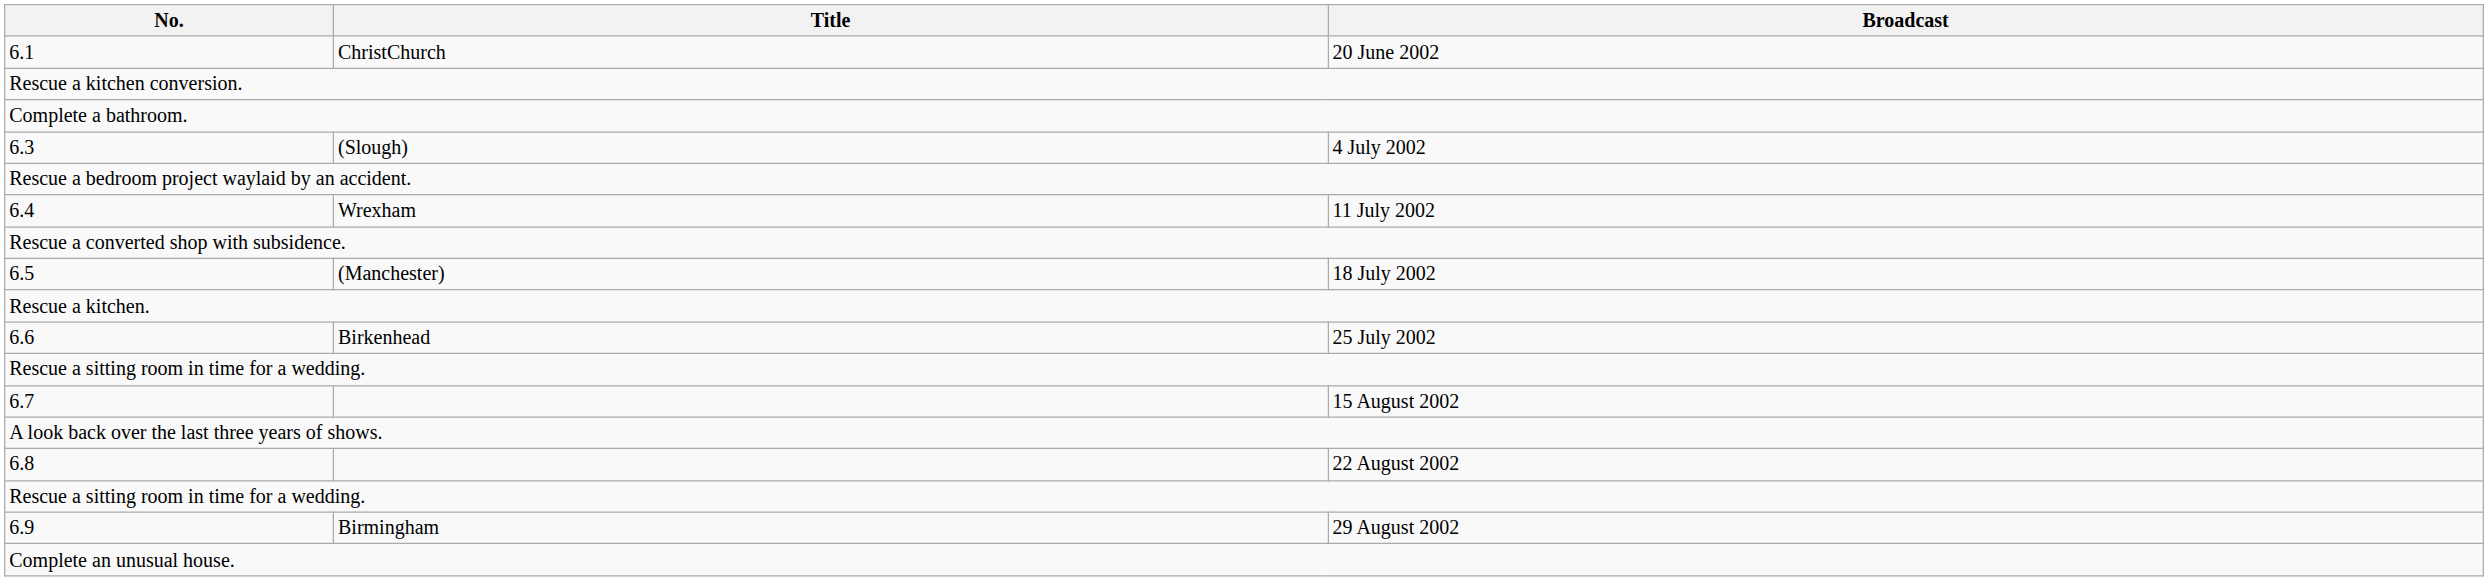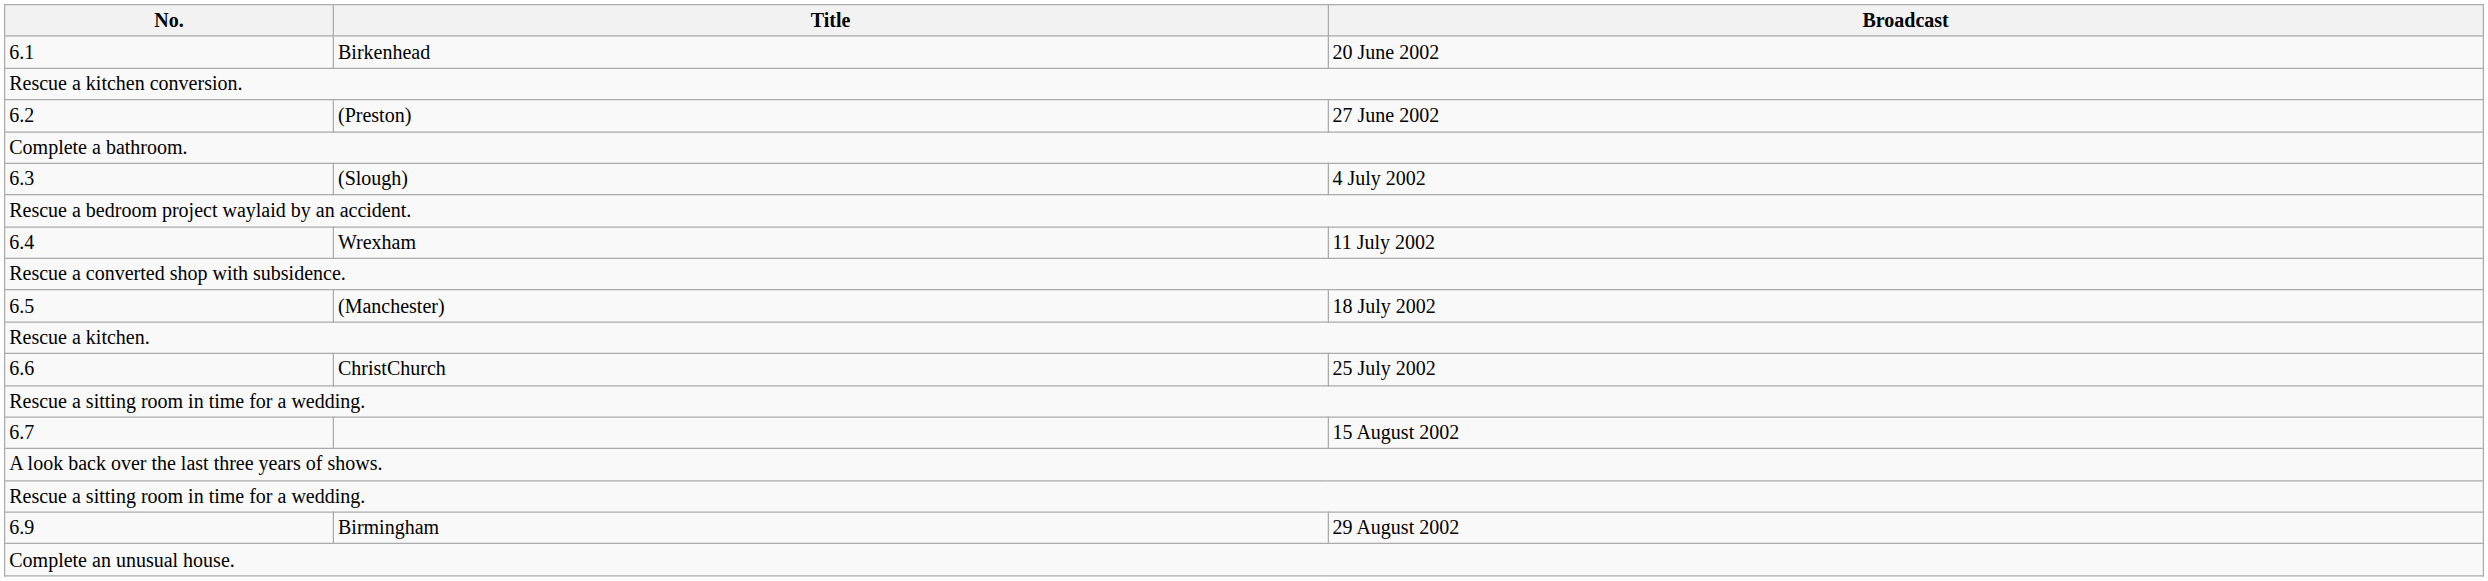(392, 52) ChristChurch -> (384, 52) Birkenhead
+ row: (22, 115)
(384, 337) Birkenhead -> (392, 369) ChristChurch
- row: (22, 464)
